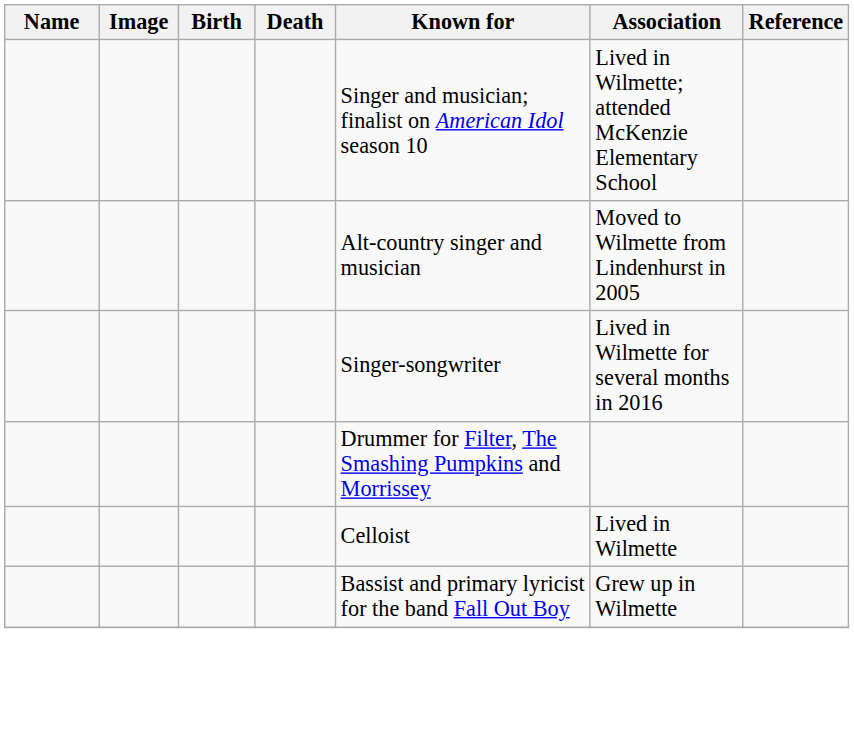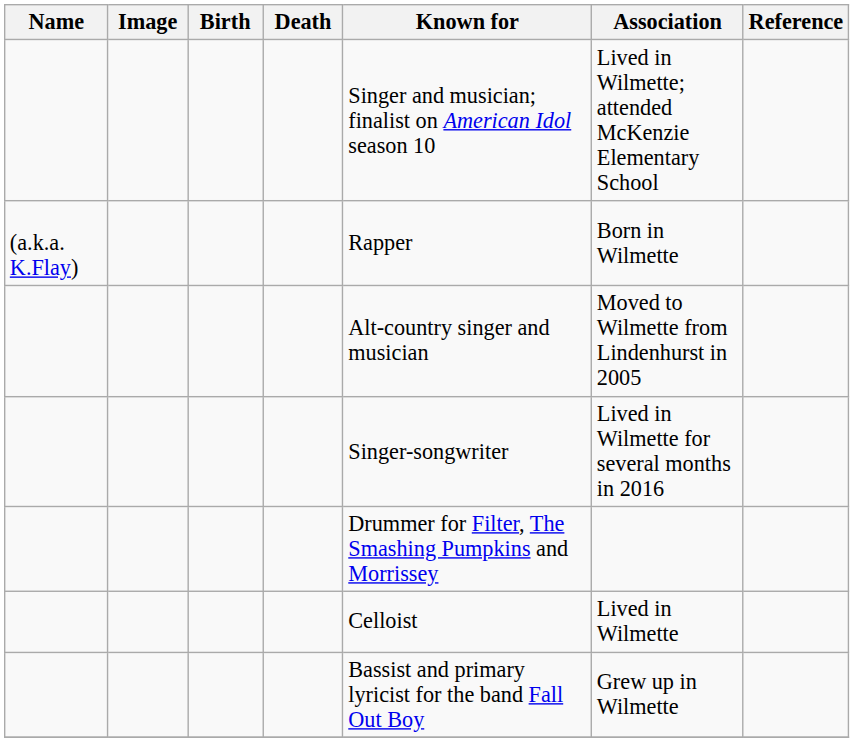+ row: (44, 255)
